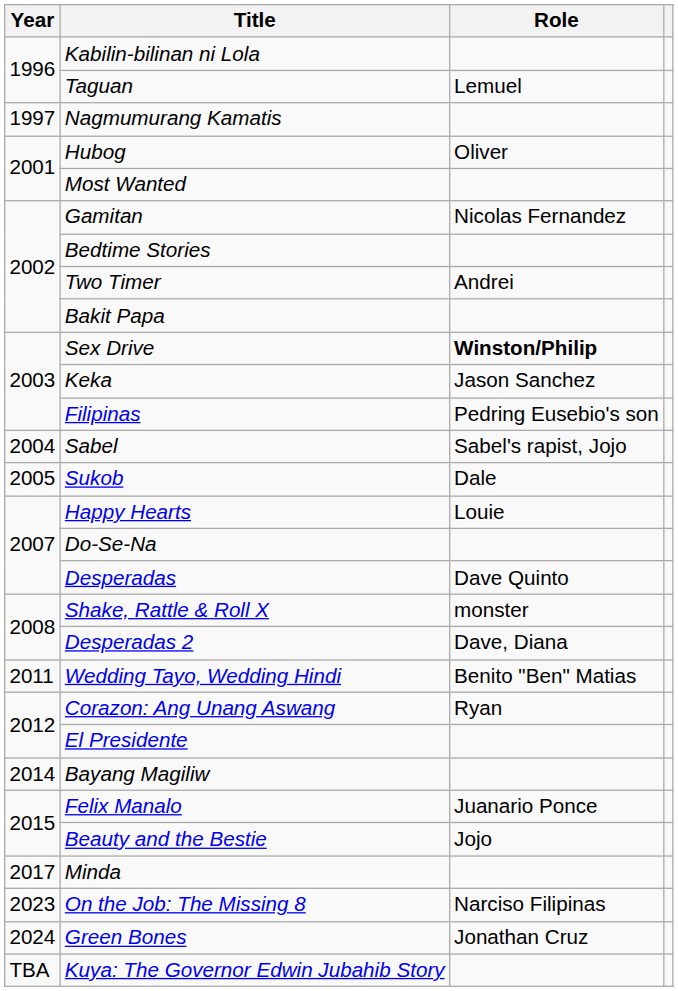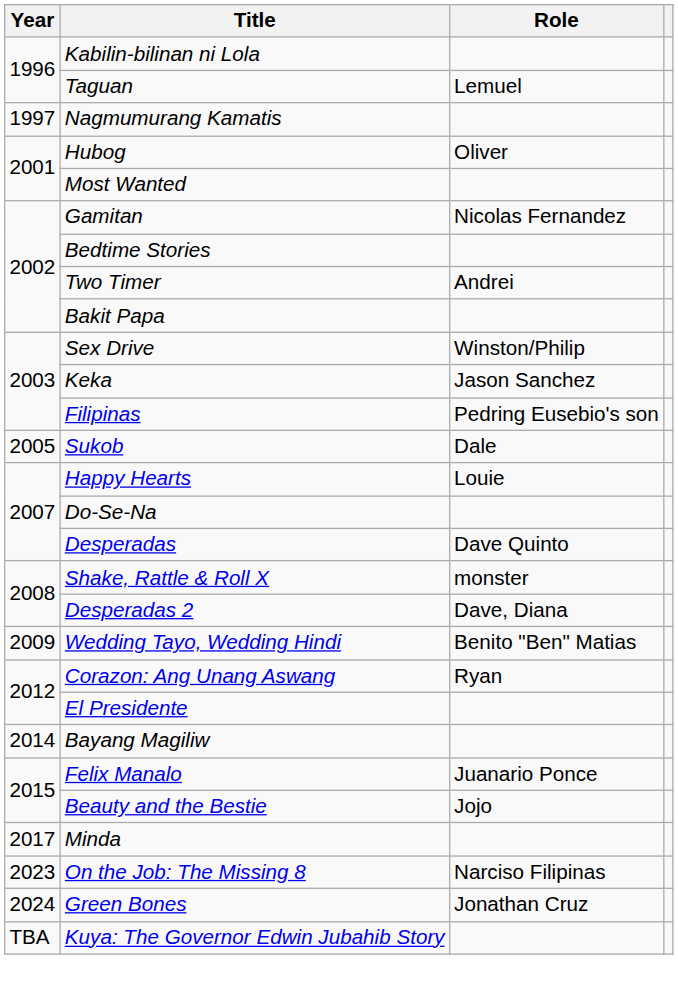(526, 348) bold -> (519, 348) normal
- row: (91, 446)
(32, 675) 2011 -> (32, 642) 2009
